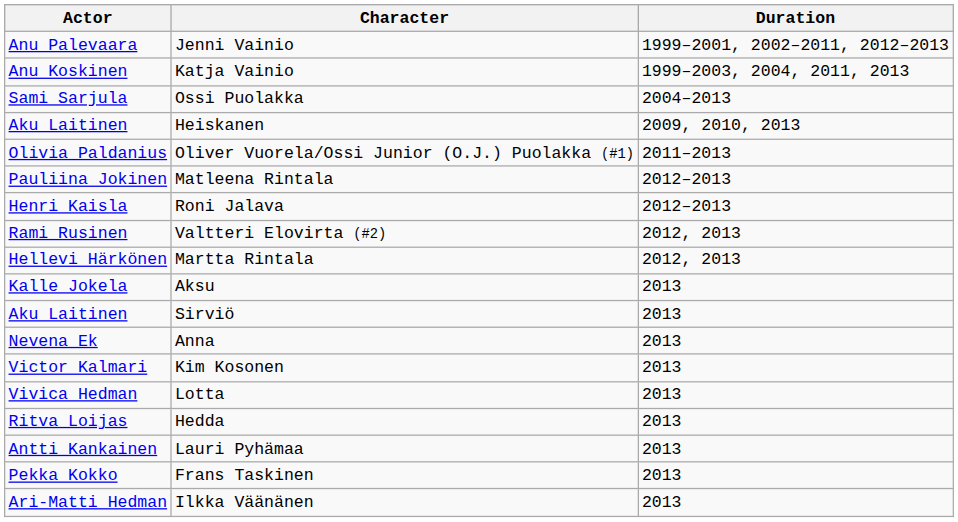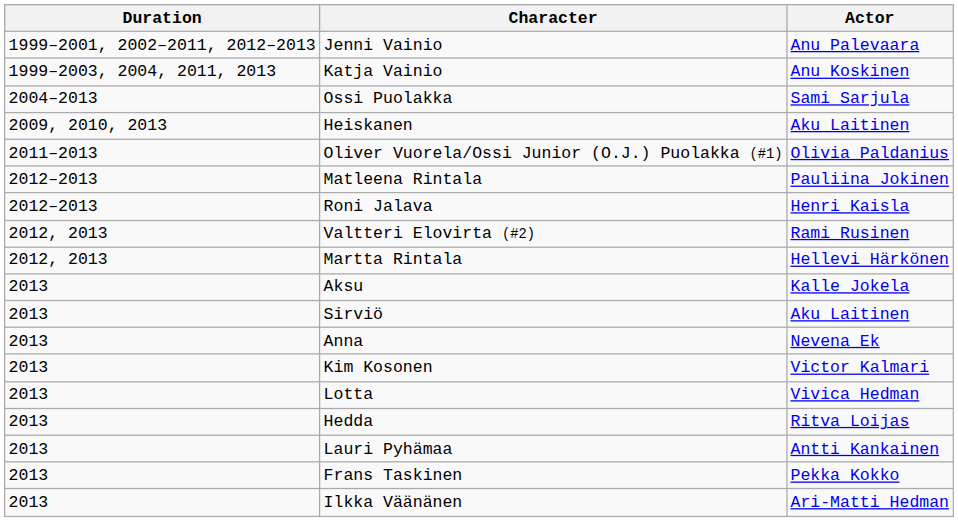columns swapped: (88, 18) <-> (795, 18)
